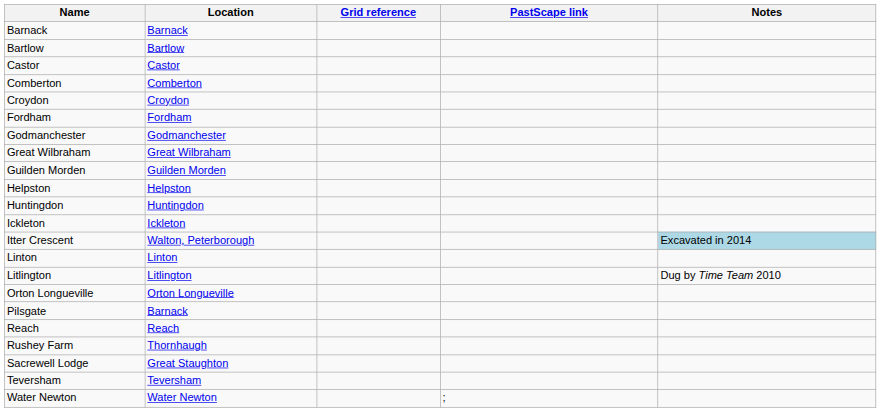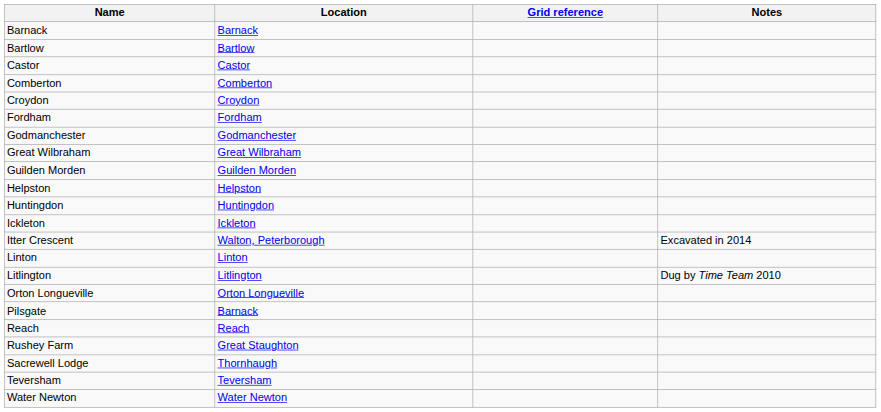- column: (549, 13)
(706, 240) lightblue background -> (706, 240) no background
(177, 345) Thornhaugh -> (258, 345) Great Staughton
(188, 363) Great Staughton -> (247, 363) Thornhaugh
